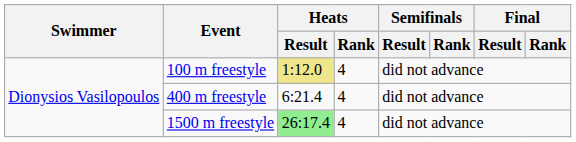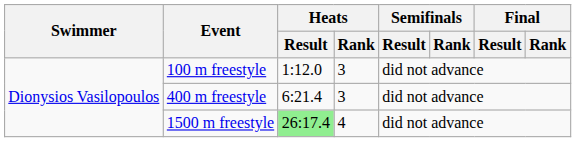(302, 70) khaki background -> (302, 70) no background
(342, 70) 4 -> (342, 70) 3
(342, 97) 4 -> (342, 97) 3
